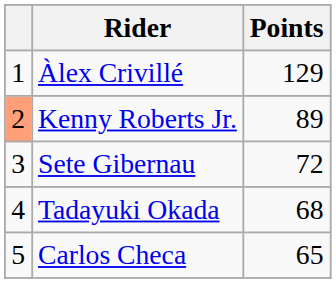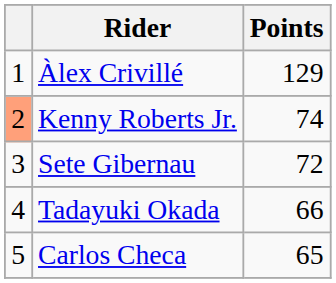(310, 118) 89 -> (310, 118) 74
(310, 209) 68 -> (310, 209) 66
